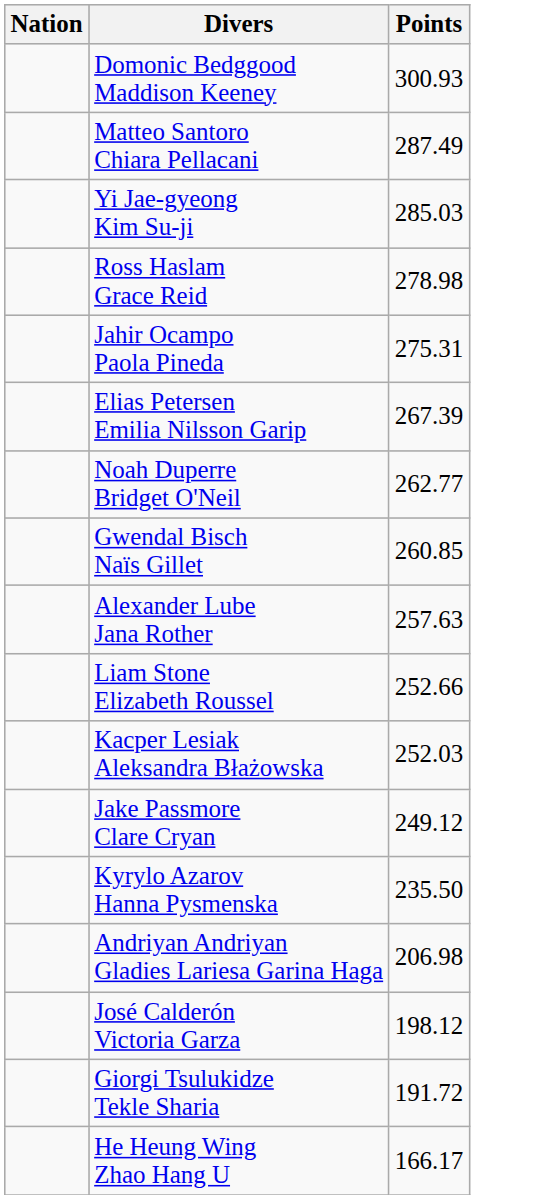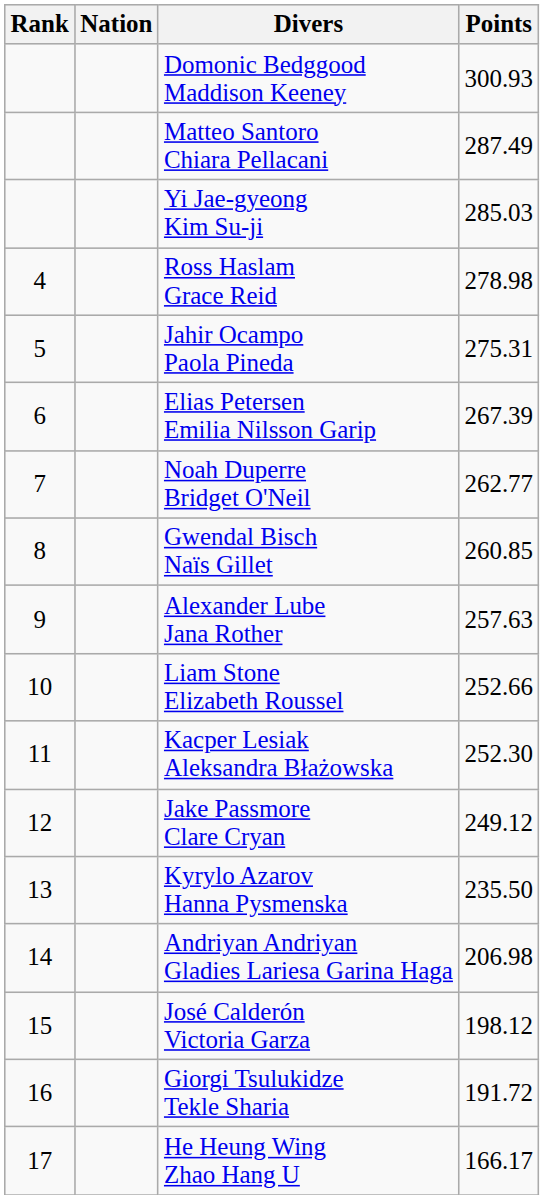+ column: (40, 24)
(429, 754) 252.03 -> (499, 754) 252.30
